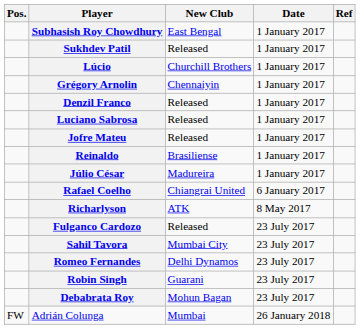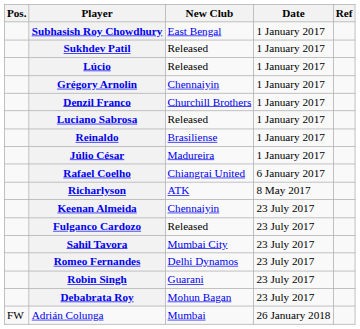(209, 66) Churchill Brothers -> (188, 66) Released
(188, 102) Released -> (209, 102) Churchill Brothers
- row: (97, 137)
+ row: (97, 208)
